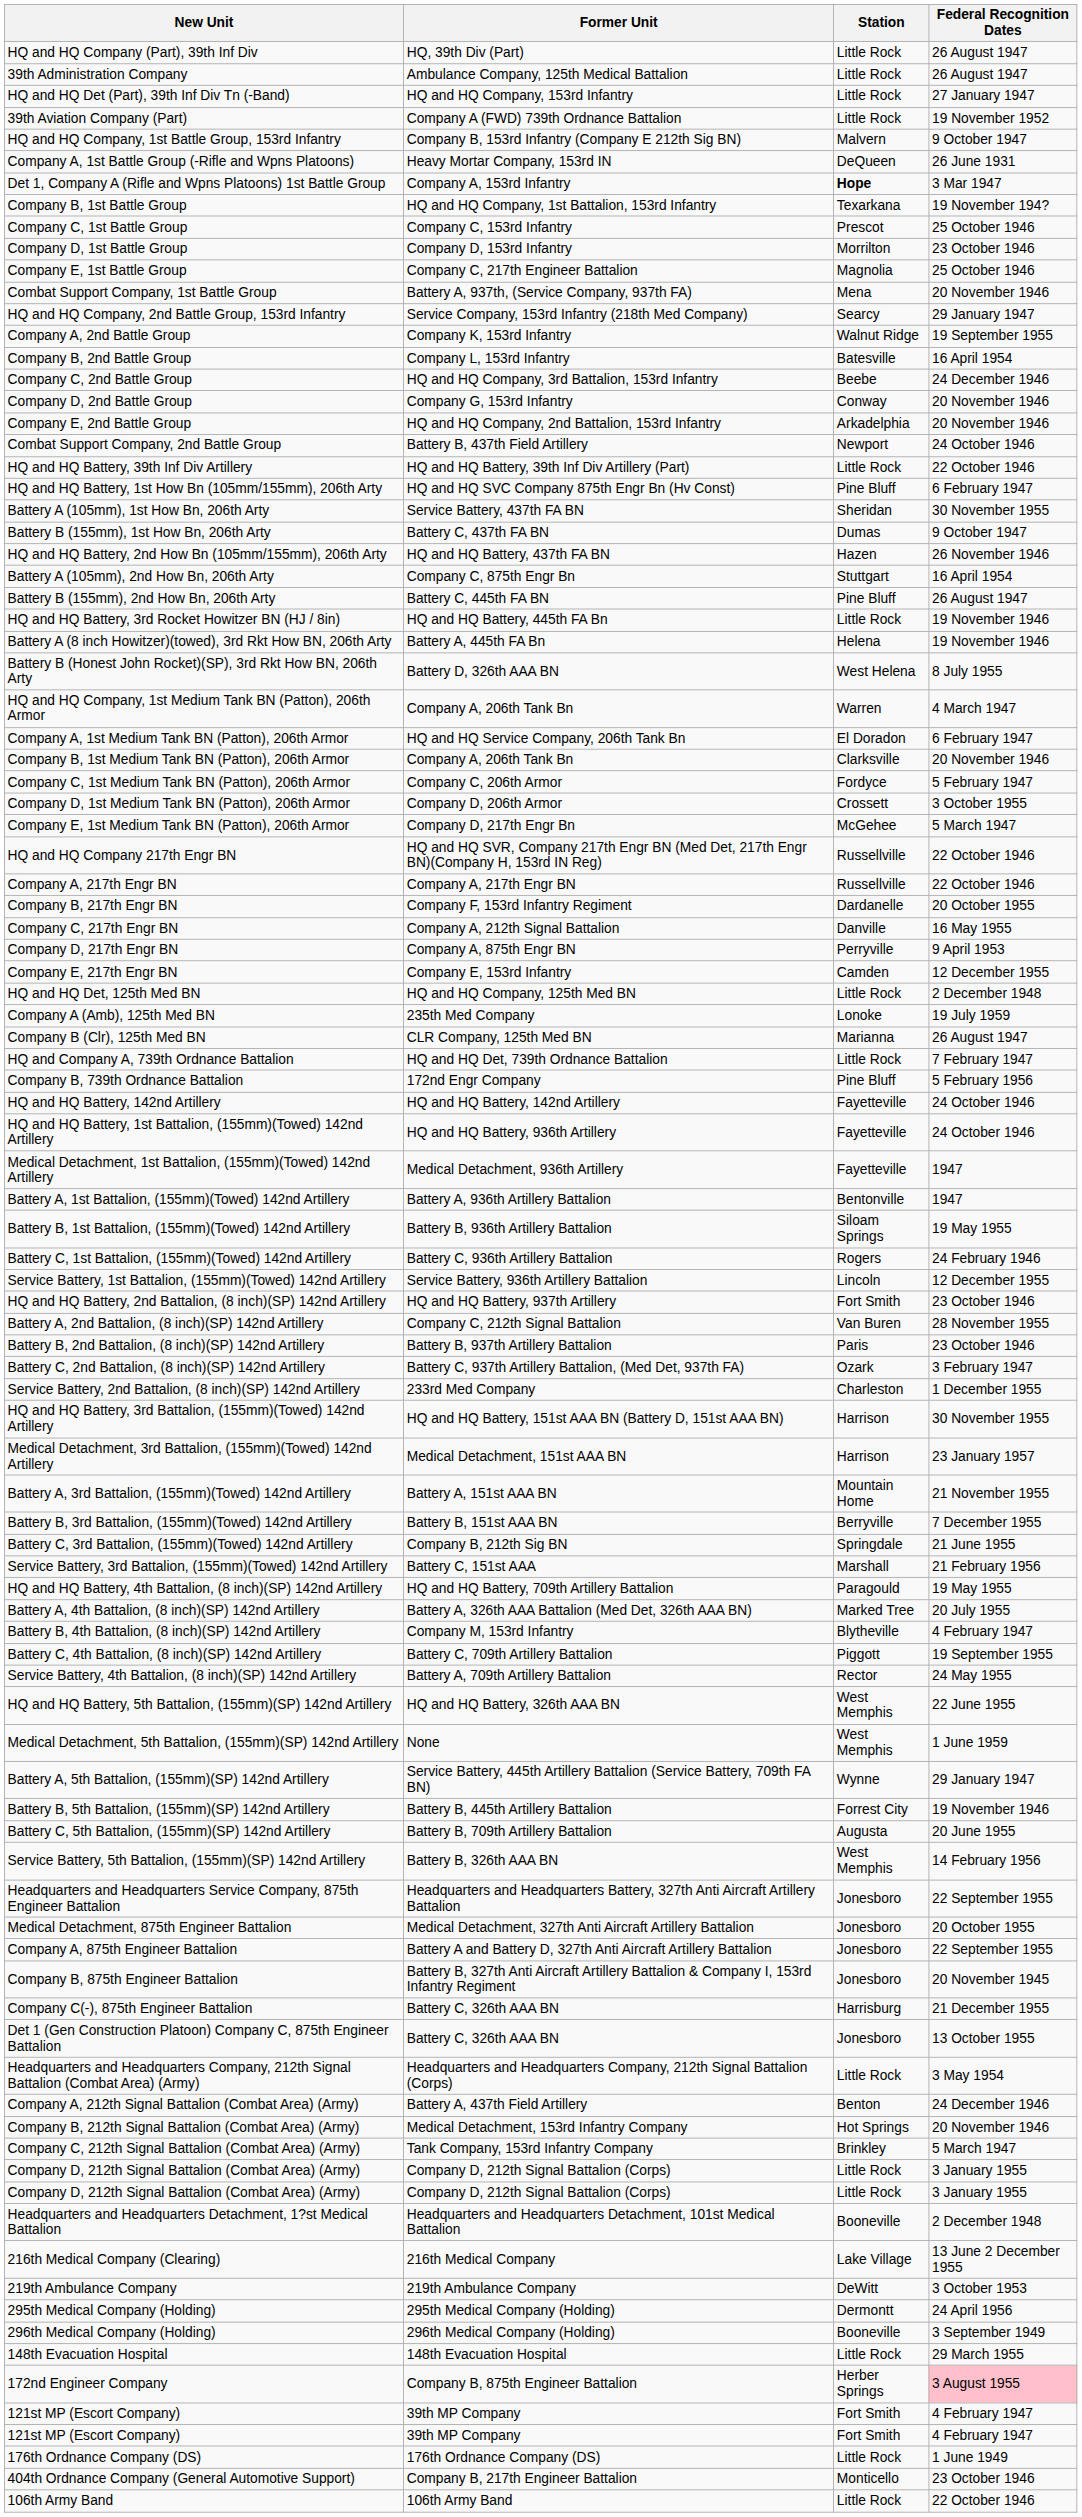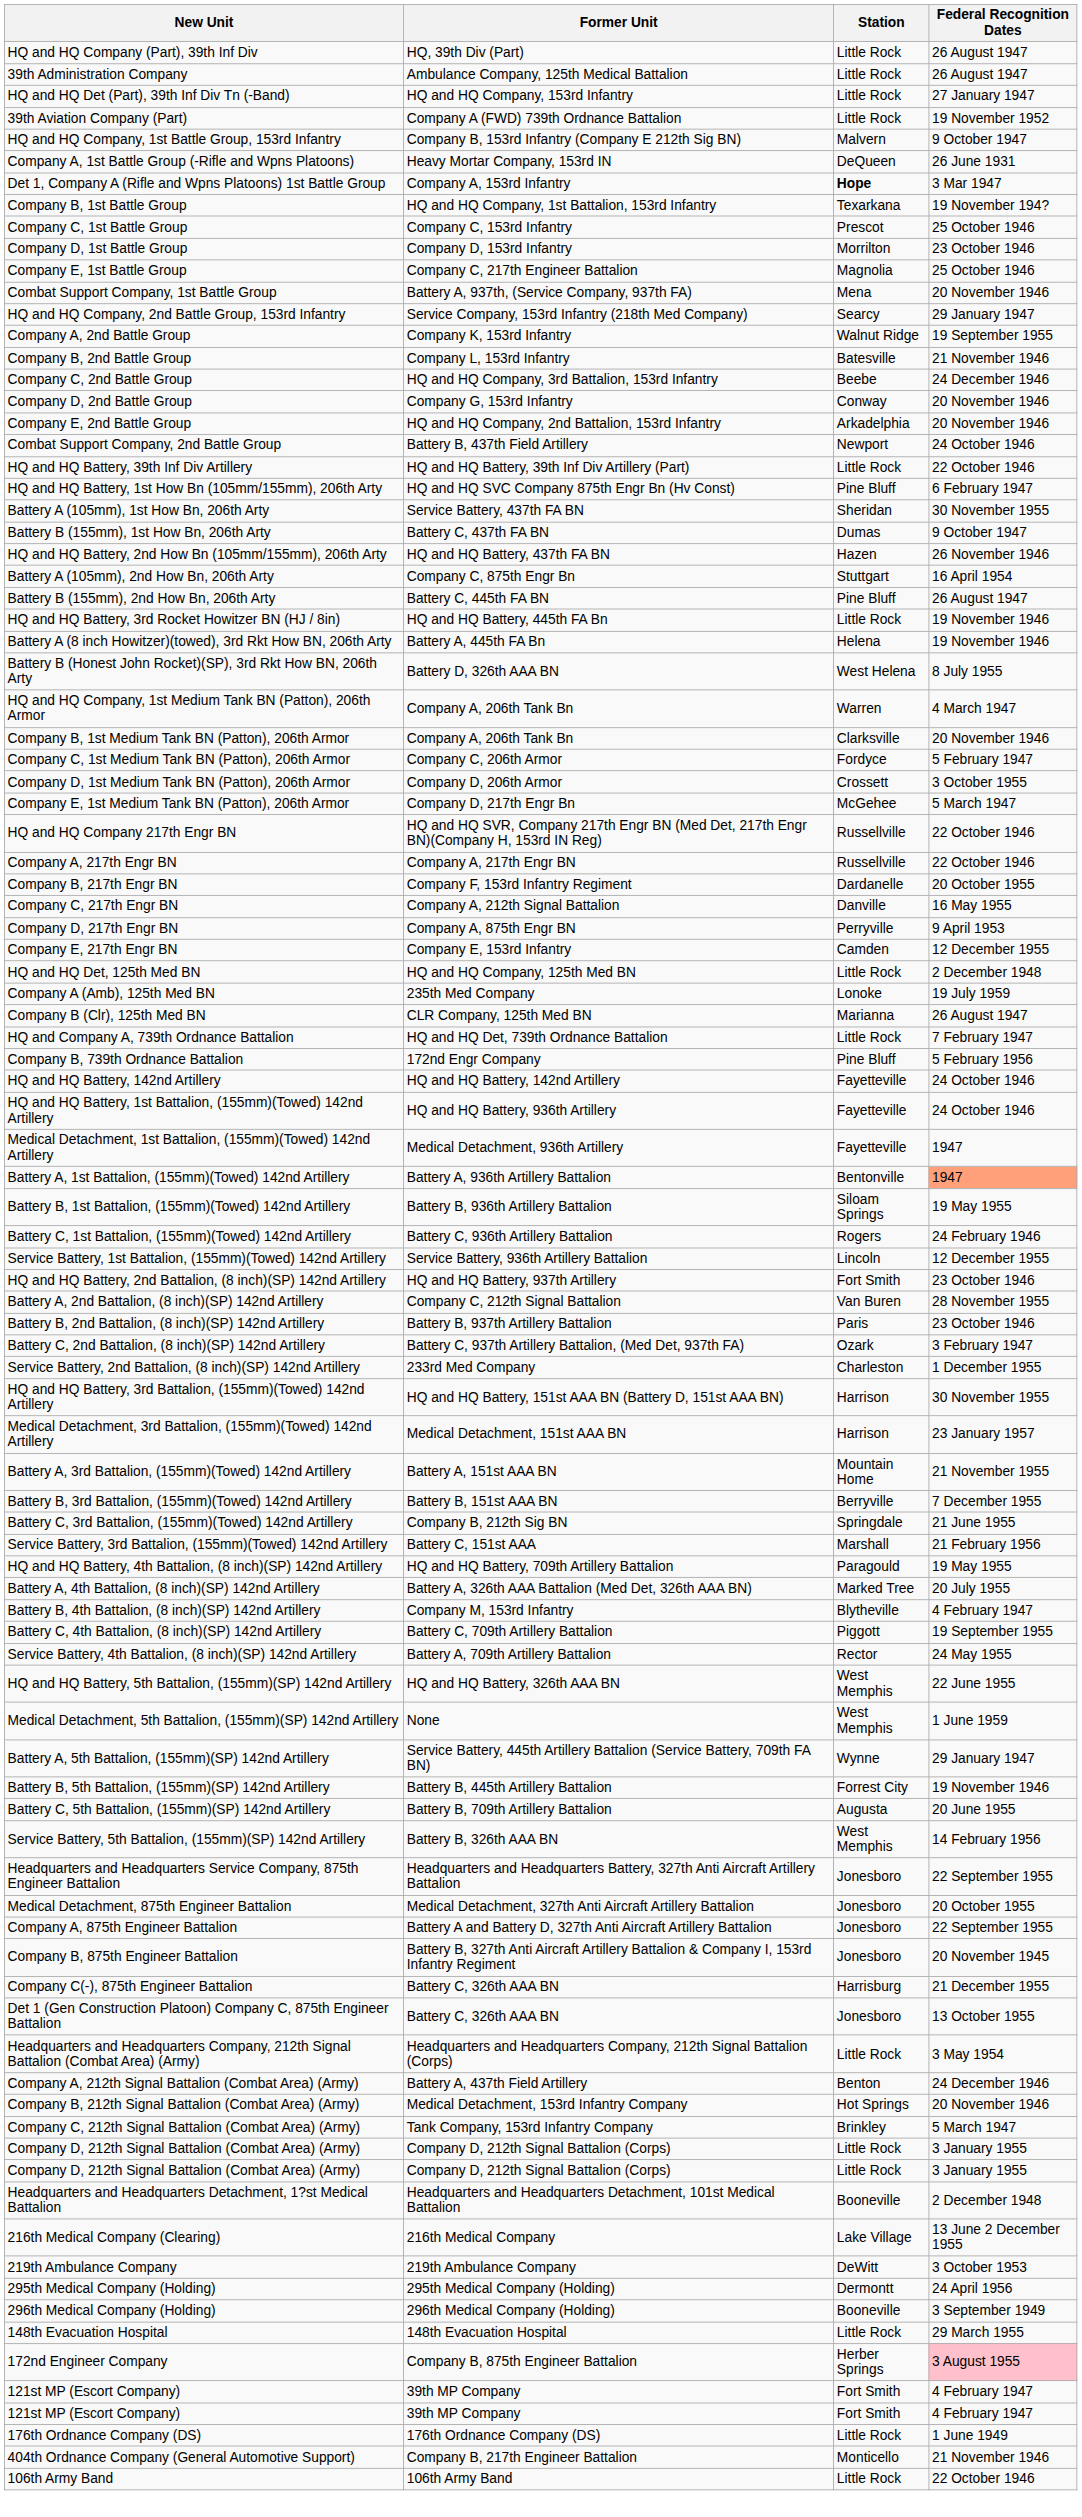(972, 358) 16 April 1954 -> (991, 358) 21 November 1946
- row: (178, 738)
(947, 1199) no background -> (947, 1177) lightsalmon background
(983, 2479) 23 October 1946 -> (991, 2457) 21 November 1946
